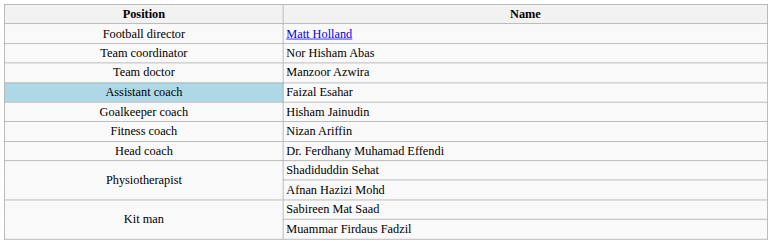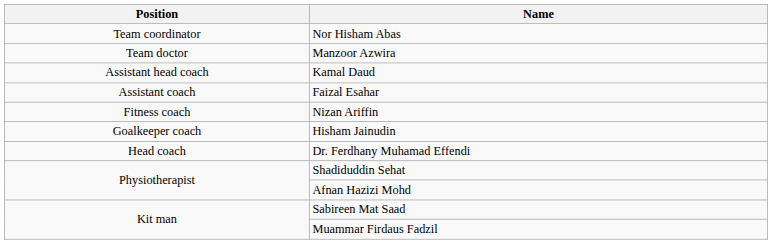- row: (319, 33)
+ row: (344, 72)
(144, 92) lightblue background -> (157, 92) no background
rows swapped: (328, 111) <-> (319, 131)
